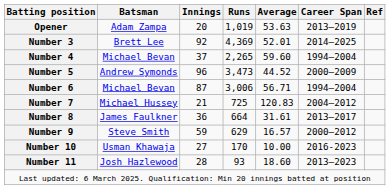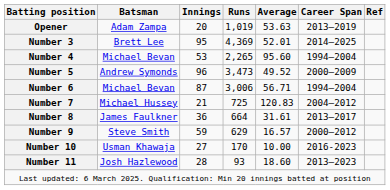(202, 42) 92 -> (202, 42) 95
(202, 57) 37 -> (202, 57) 53
(277, 57) 59.60 -> (277, 57) 95.60
(277, 72) 44.52 -> (277, 72) 49.52
